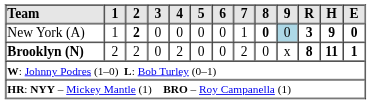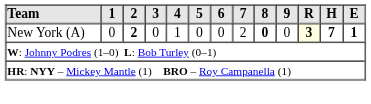(115, 32) 1 -> (112, 32) 0
(180, 32) 0 -> (178, 32) 1
(244, 32) 1 -> (243, 32) 2
(287, 32) lightblue background -> (287, 32) no background
(309, 32) no background -> (309, 32) lightyellow background
(332, 32) 9 -> (331, 32) 7
(354, 32) 0 -> (354, 32) 1
- row: (46, 51)
